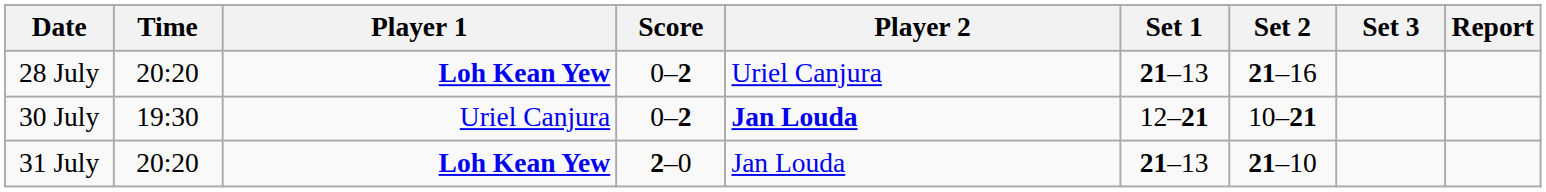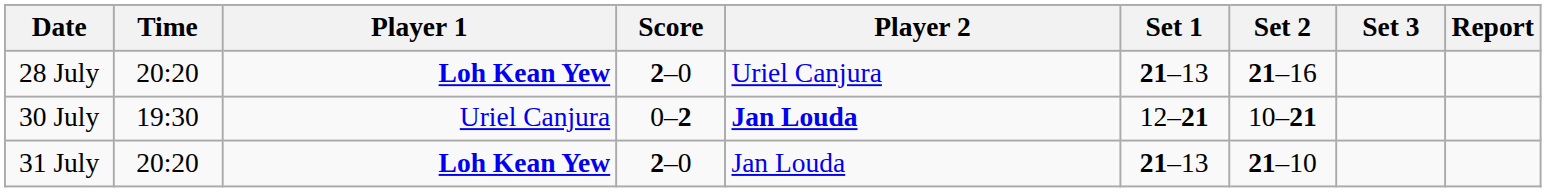(671, 72) 0–2 -> (671, 72) 2–0
